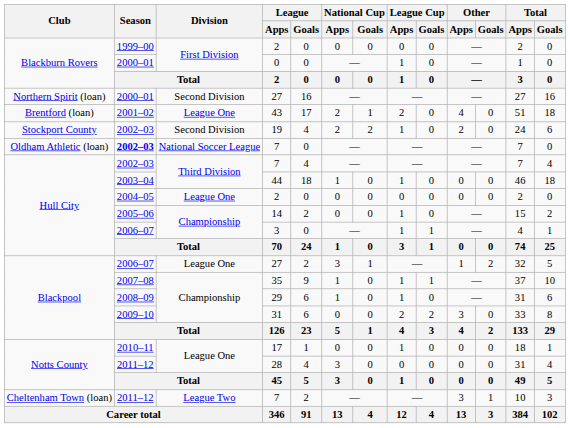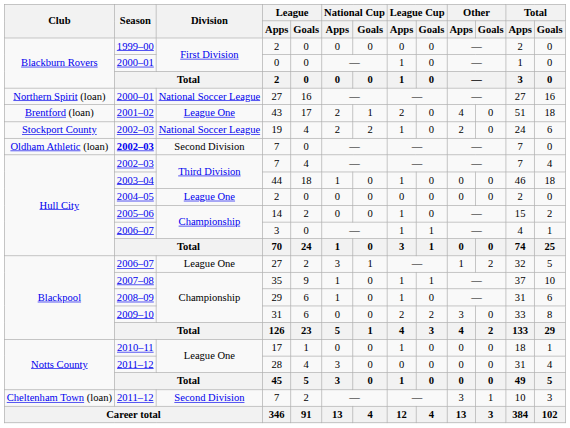(209, 96) Second Division -> (209, 96) National Soccer League
(209, 130) Second Division -> (209, 130) National Soccer League
(209, 146) National Soccer League -> (209, 146) Second Division
(209, 398) League Two -> (209, 398) Second Division
